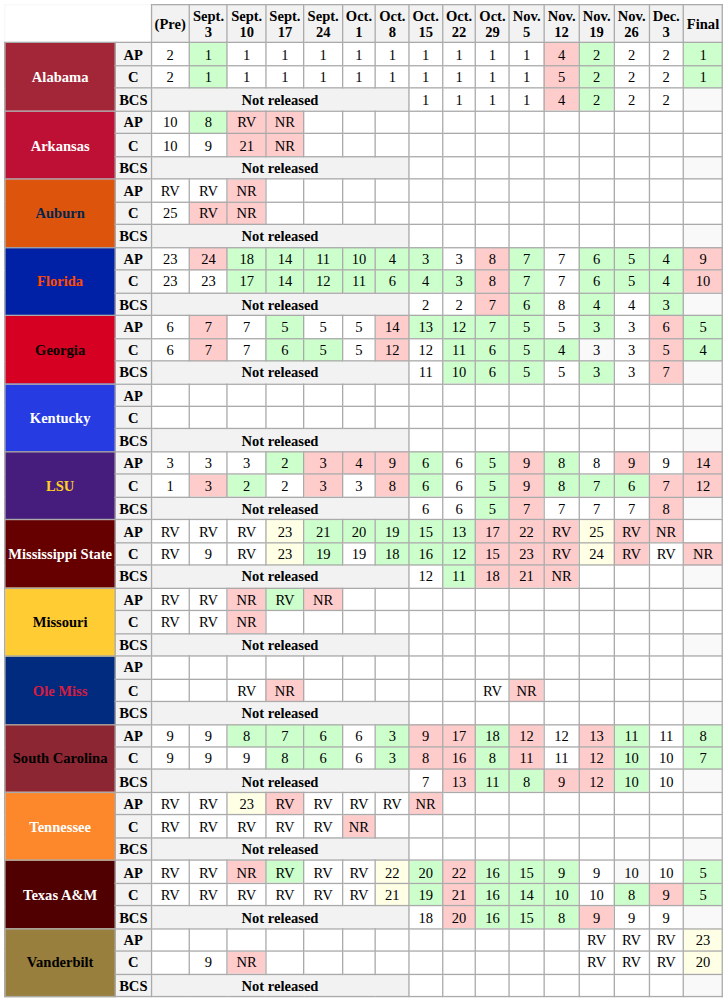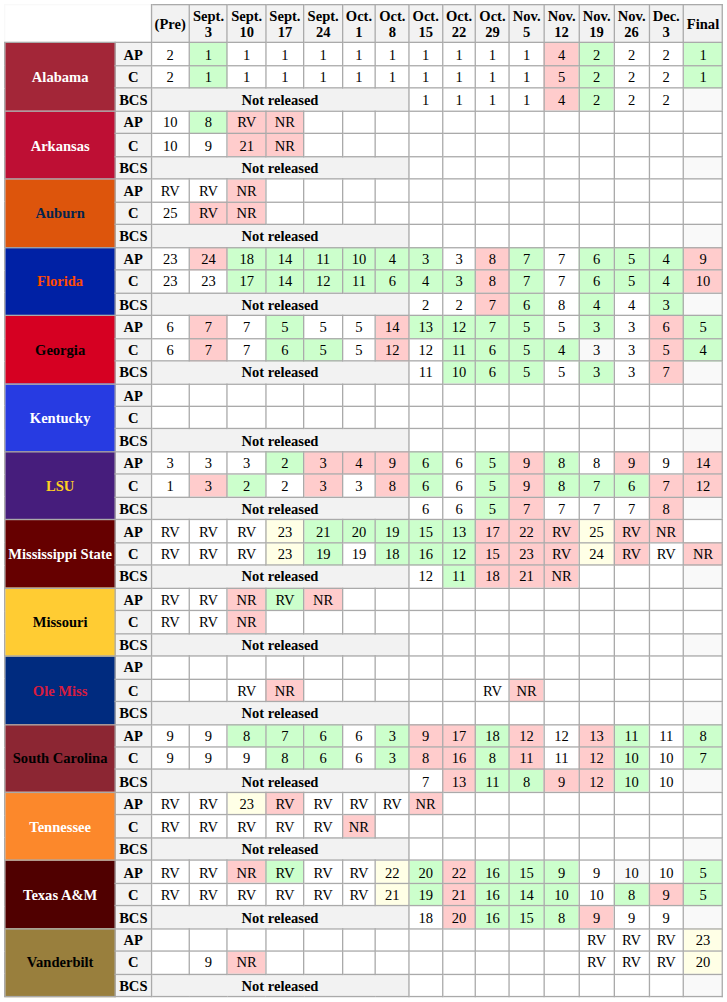(208, 554) 9 -> (208, 554) RV
